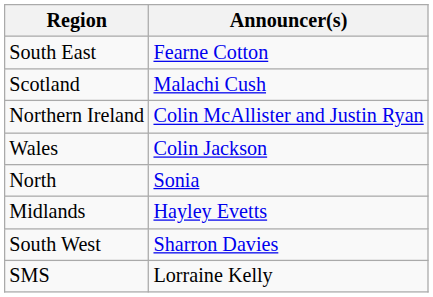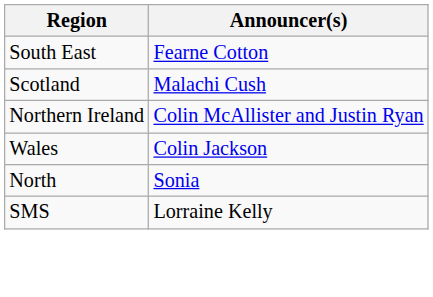- row: (47, 212)
- row: (55, 244)
